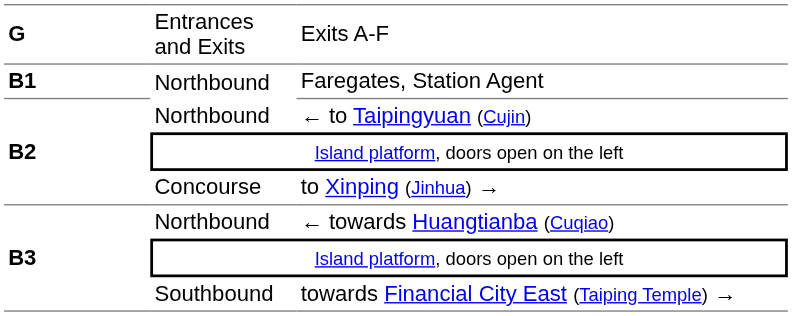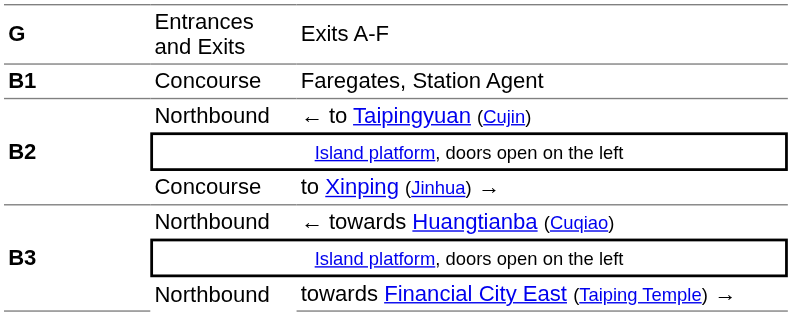(212, 81) Northbound -> (208, 81) Concourse
(214, 293) Southbound -> (212, 294) Northbound
